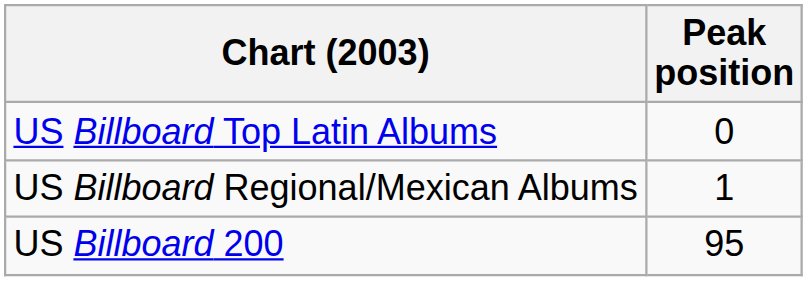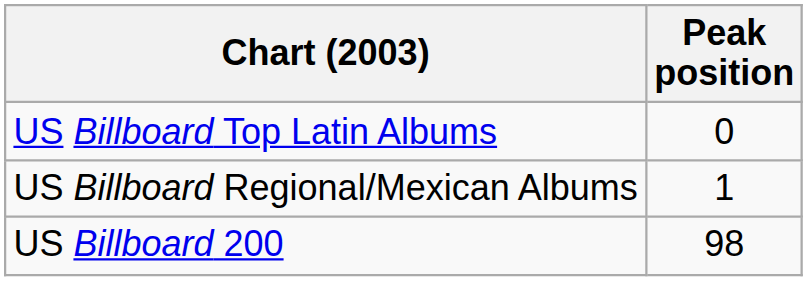(724, 244) 95 -> (724, 244) 98
